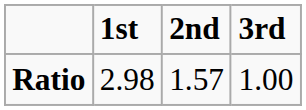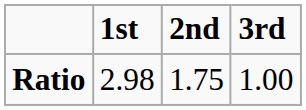(197, 79) 1.57 -> (197, 79) 1.75
